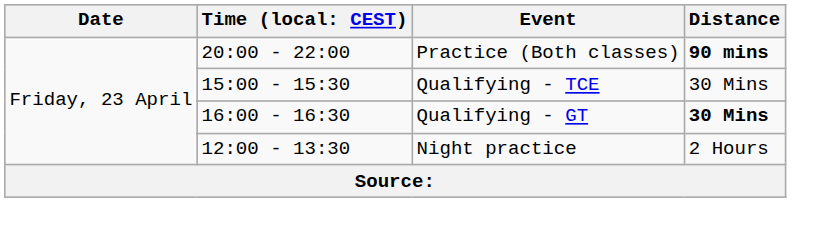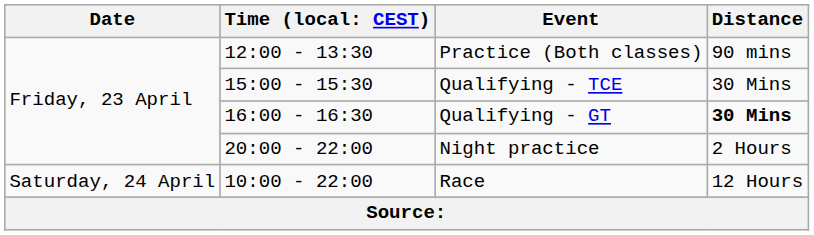(276, 53) 20:00 - 22:00 -> (299, 53) 12:00 - 13:30
(729, 53) bold -> (752, 53) normal
(276, 149) 12:00 - 13:30 -> (299, 149) 20:00 - 22:00
+ row: (462, 181)
